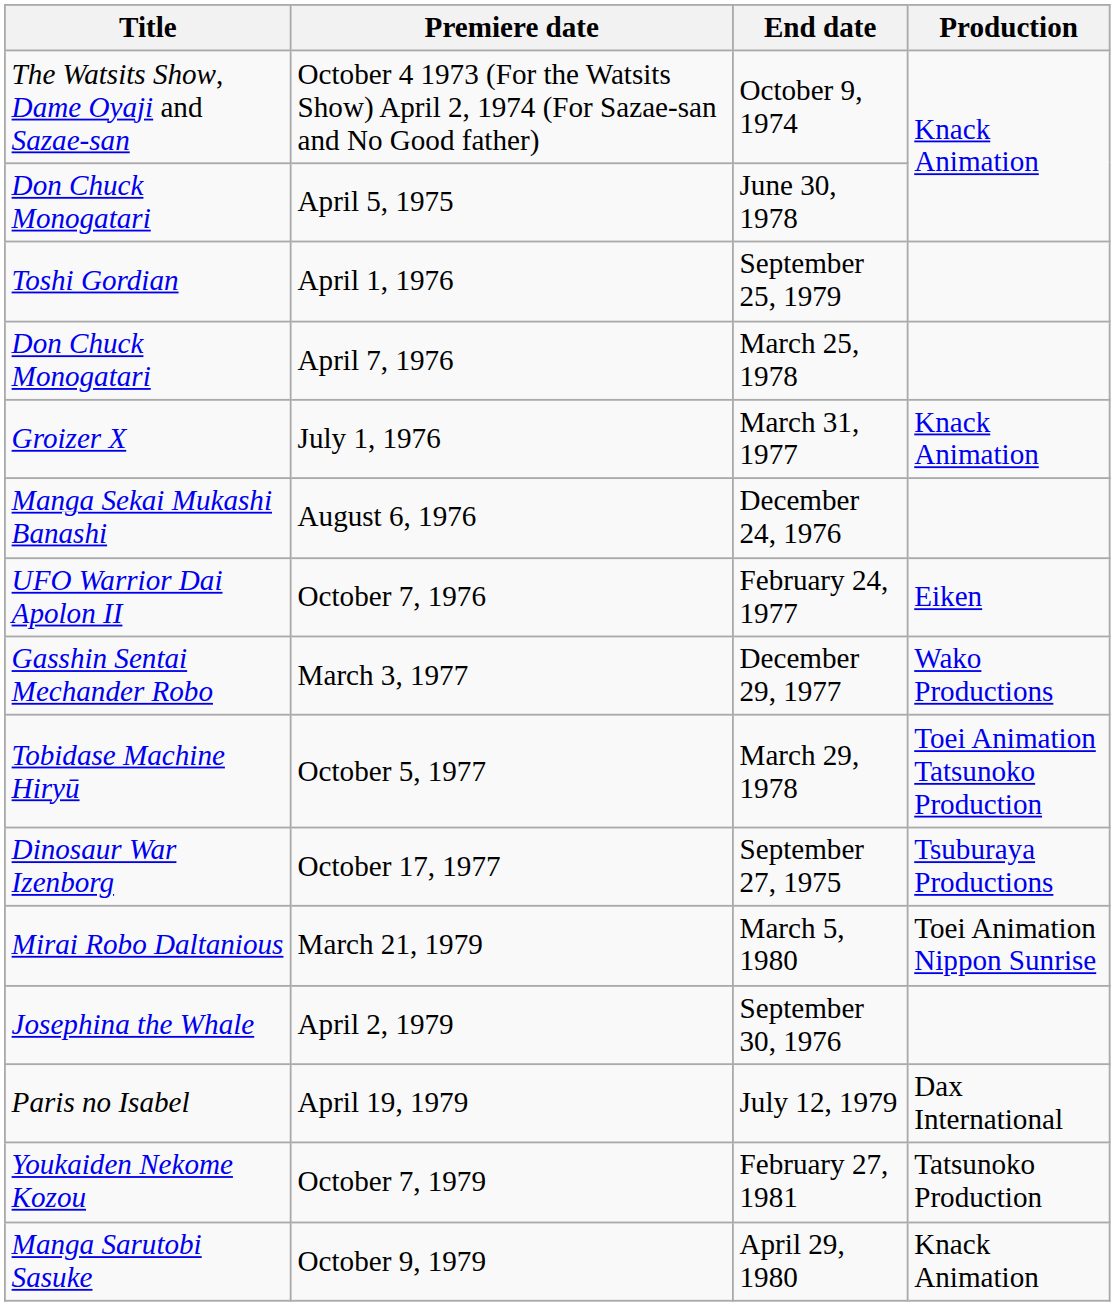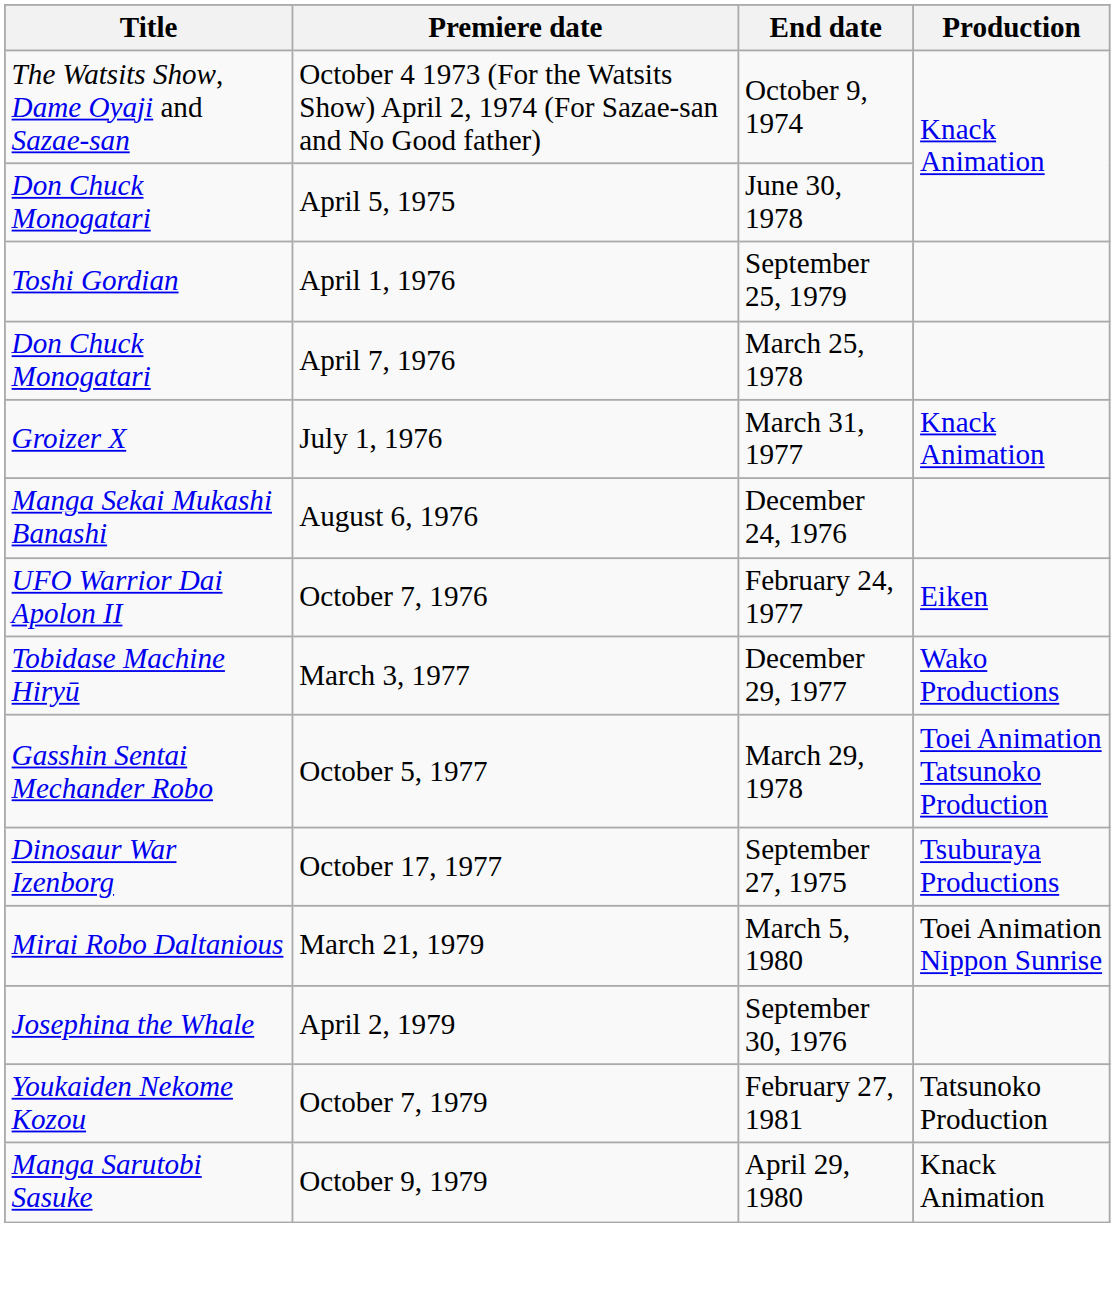(112, 675) Gasshin Sentai Mechander Robo -> (118, 675) Tobidase Machine Hiryū
(118, 770) Tobidase Machine Hiryū -> (112, 770) Gasshin Sentai Mechander Robo
- row: (383, 1102)
